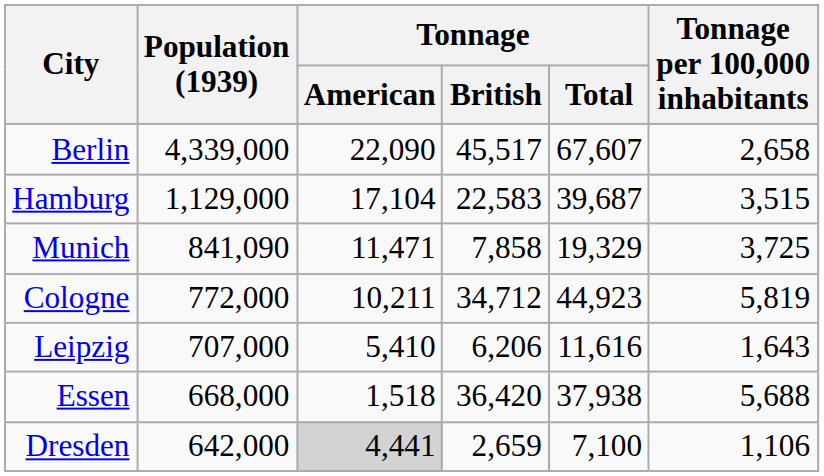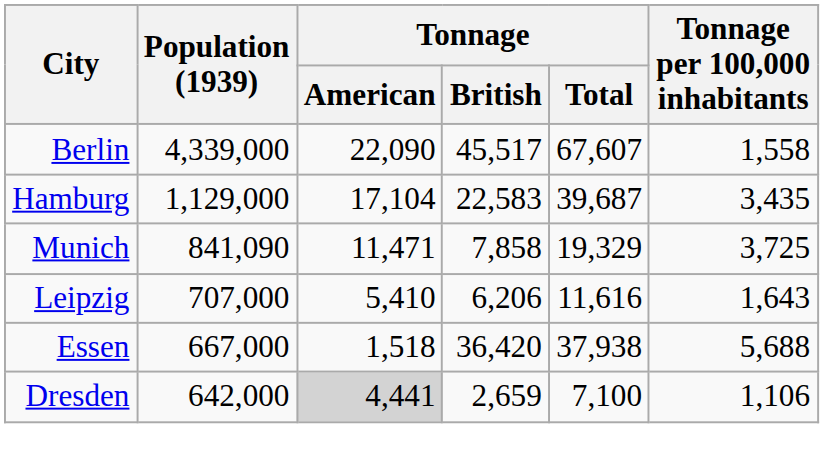(775, 148) 2,658 -> (775, 148) 1,558
(775, 198) 3,515 -> (775, 198) 3,435
- row: (77, 297)
(239, 396) 668,000 -> (239, 346) 667,000
